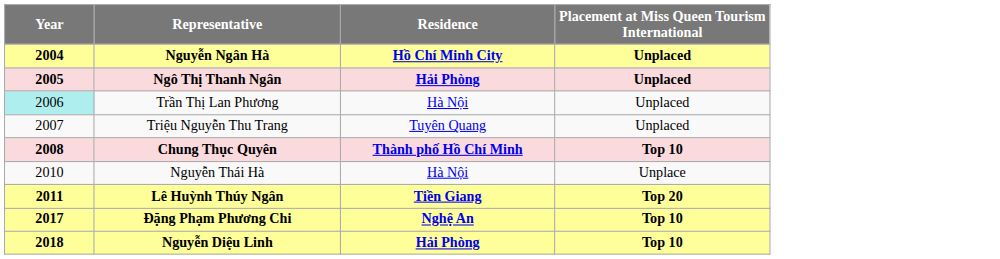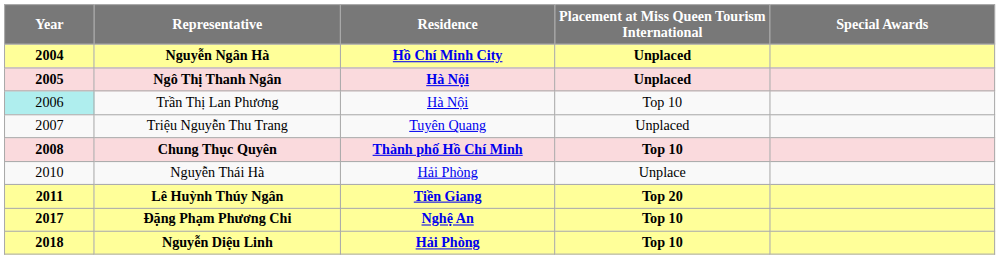+ column: (882, 24)
(448, 79) Hải Phòng -> (448, 79) Hà Nội
(662, 102) Unplaced -> (662, 102) Top 10
(448, 172) Hà Nội -> (448, 172) Hải Phòng
